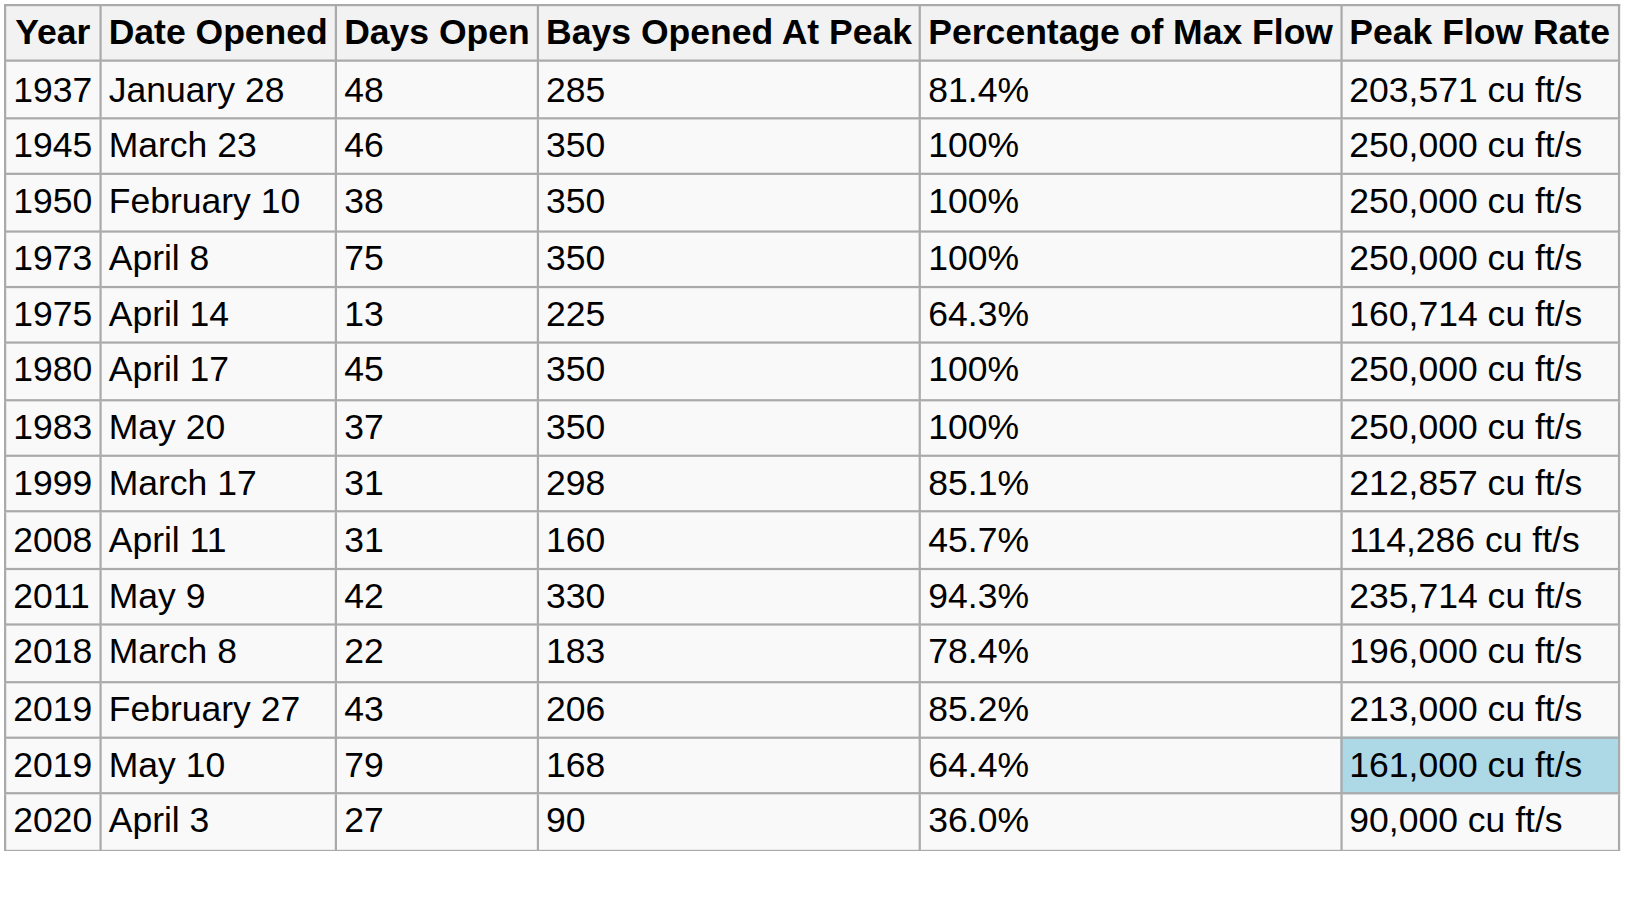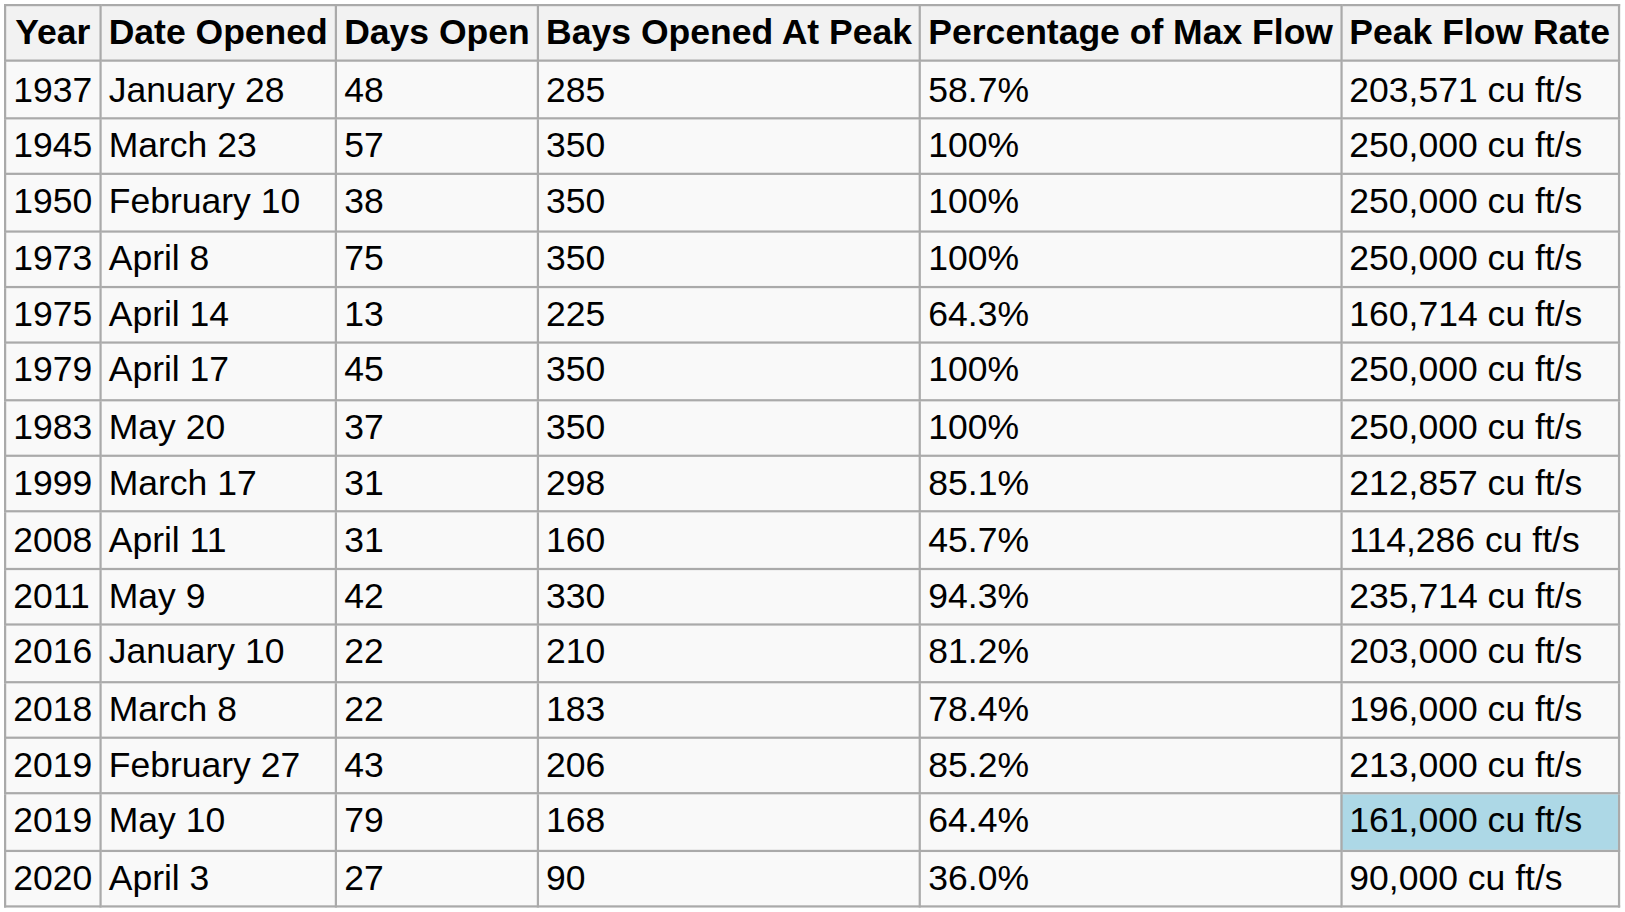(979, 88) 81.4% -> (979, 88) 58.7%
(364, 145) 46 -> (364, 145) 57
(53, 370) 1980 -> (53, 370) 1979
+ row: (197, 652)
